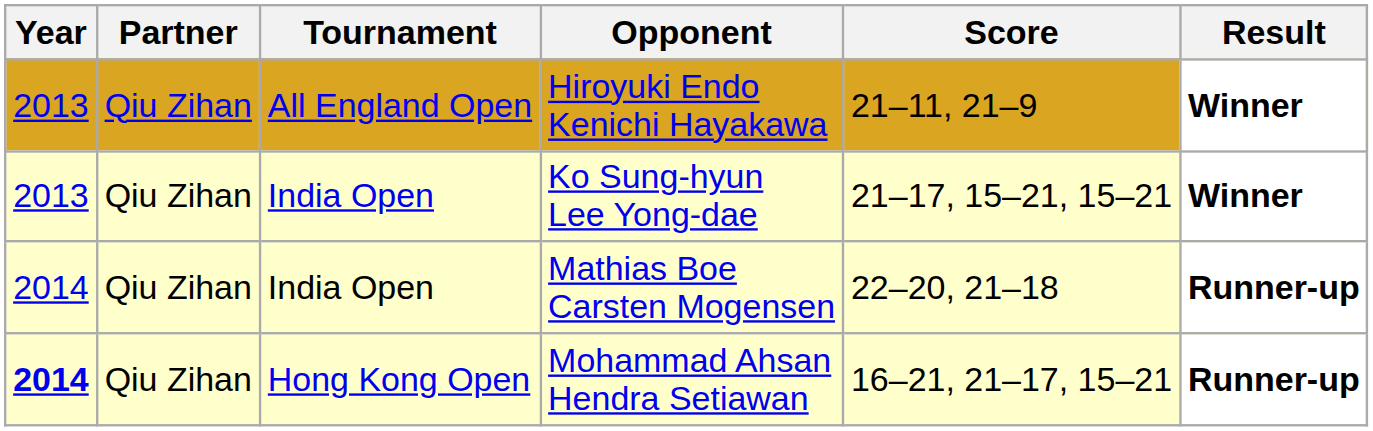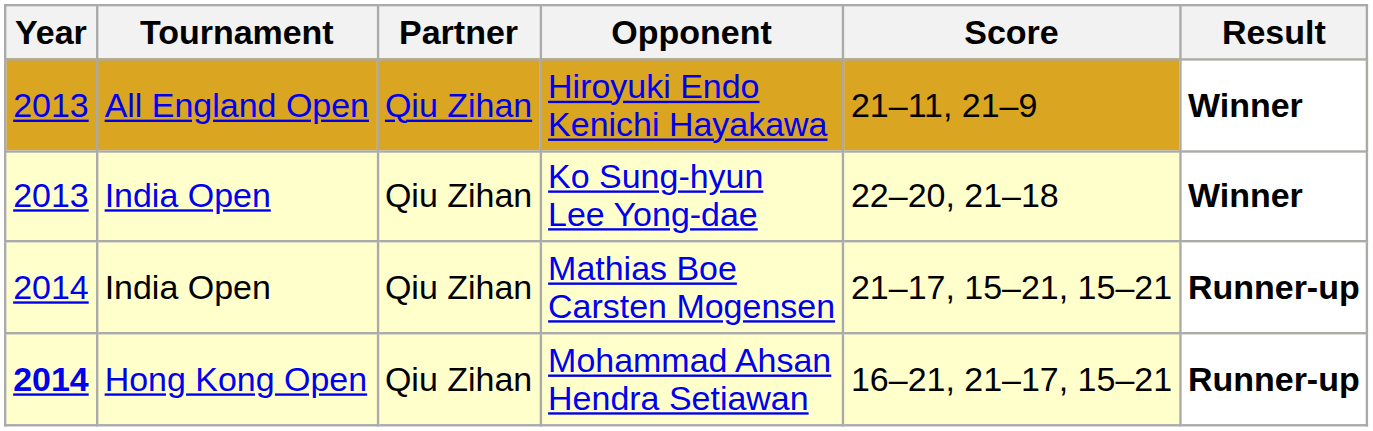columns swapped: (400, 32) <-> (178, 32)
(1012, 196) 21–17, 15–21, 15–21 -> (955, 196) 22–20, 21–18
(955, 288) 22–20, 21–18 -> (1012, 288) 21–17, 15–21, 15–21
